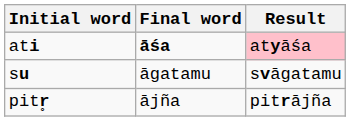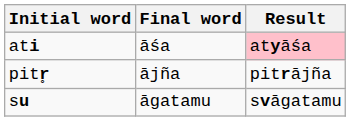(155, 46) bold -> (155, 46) normal
rows swapped: (19, 74) <-> (29, 102)
